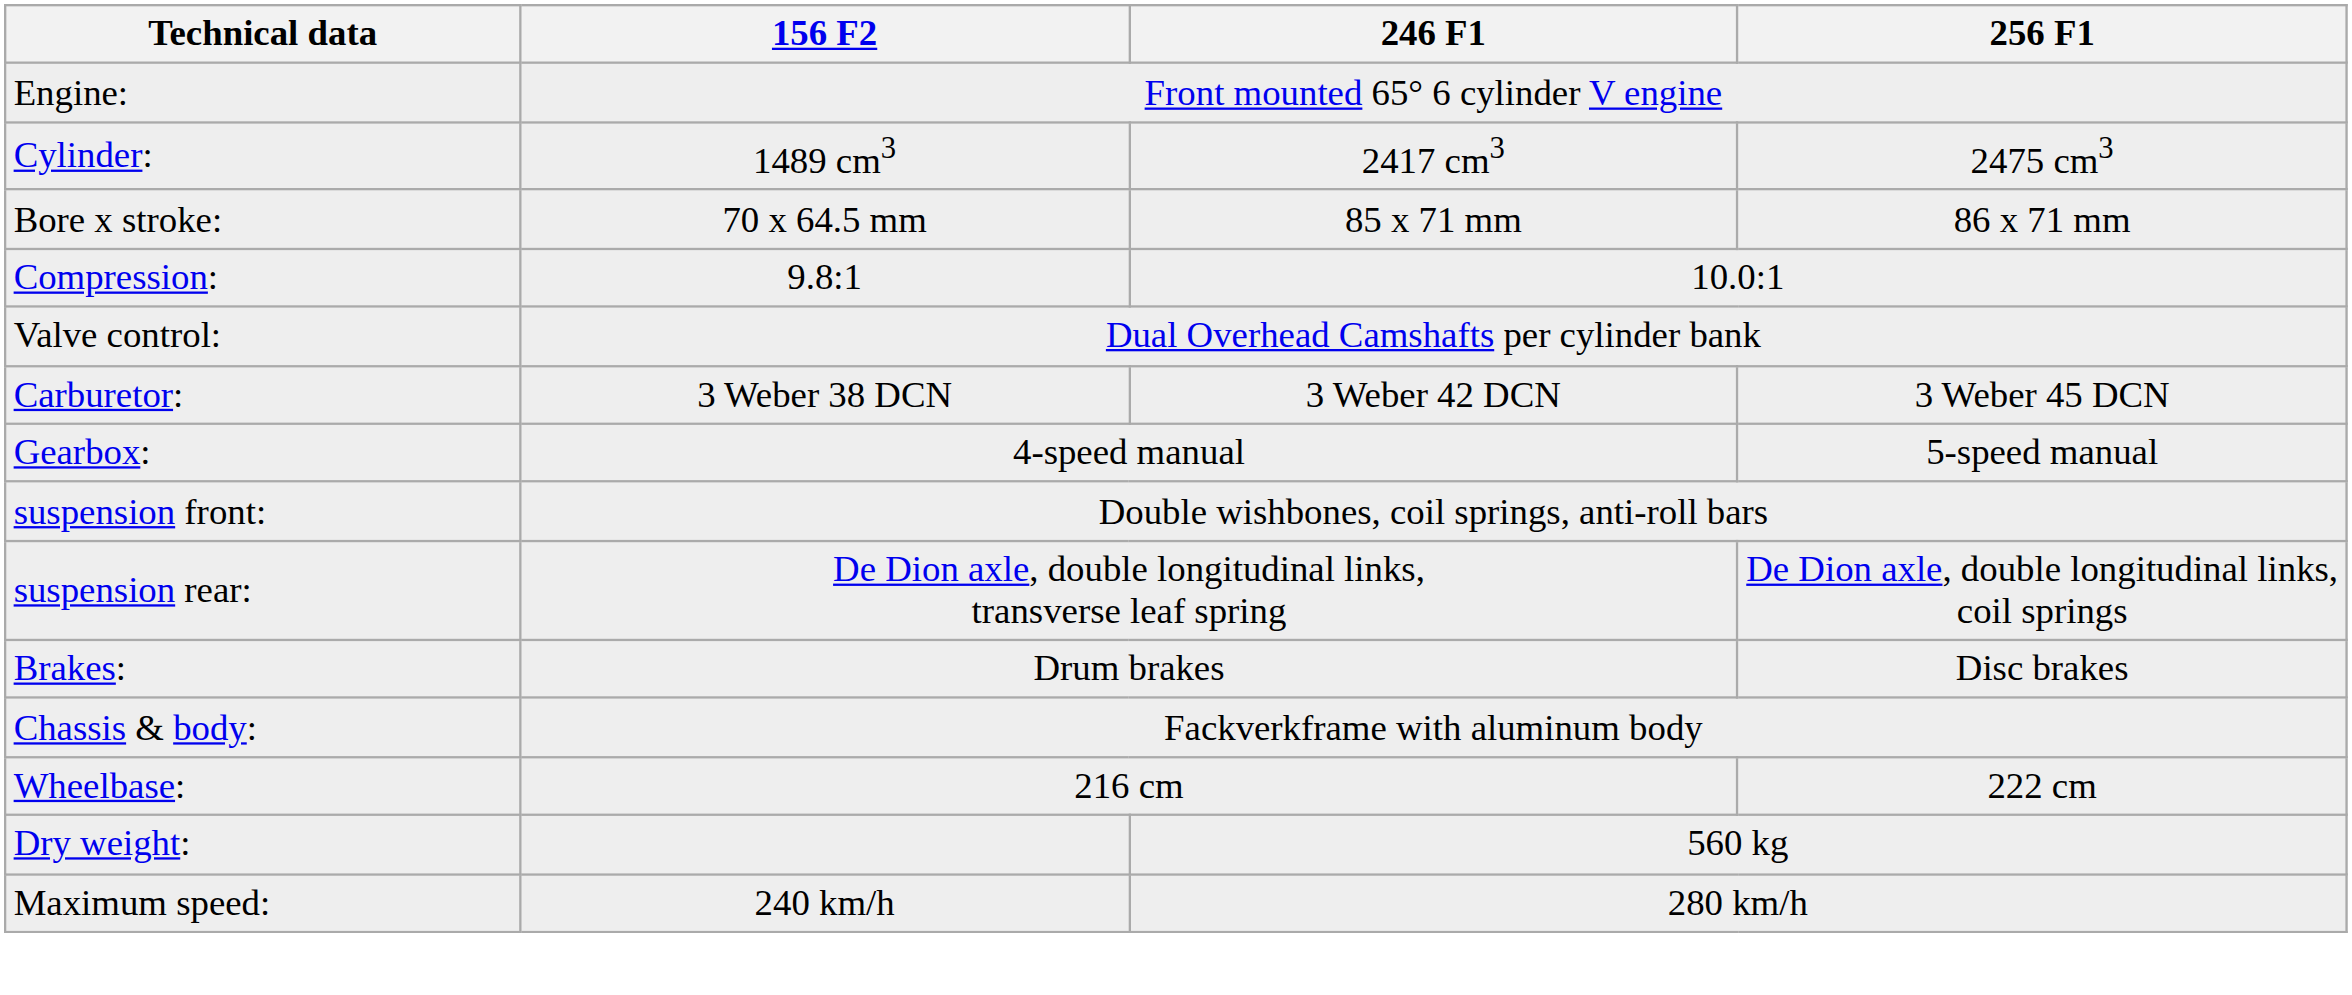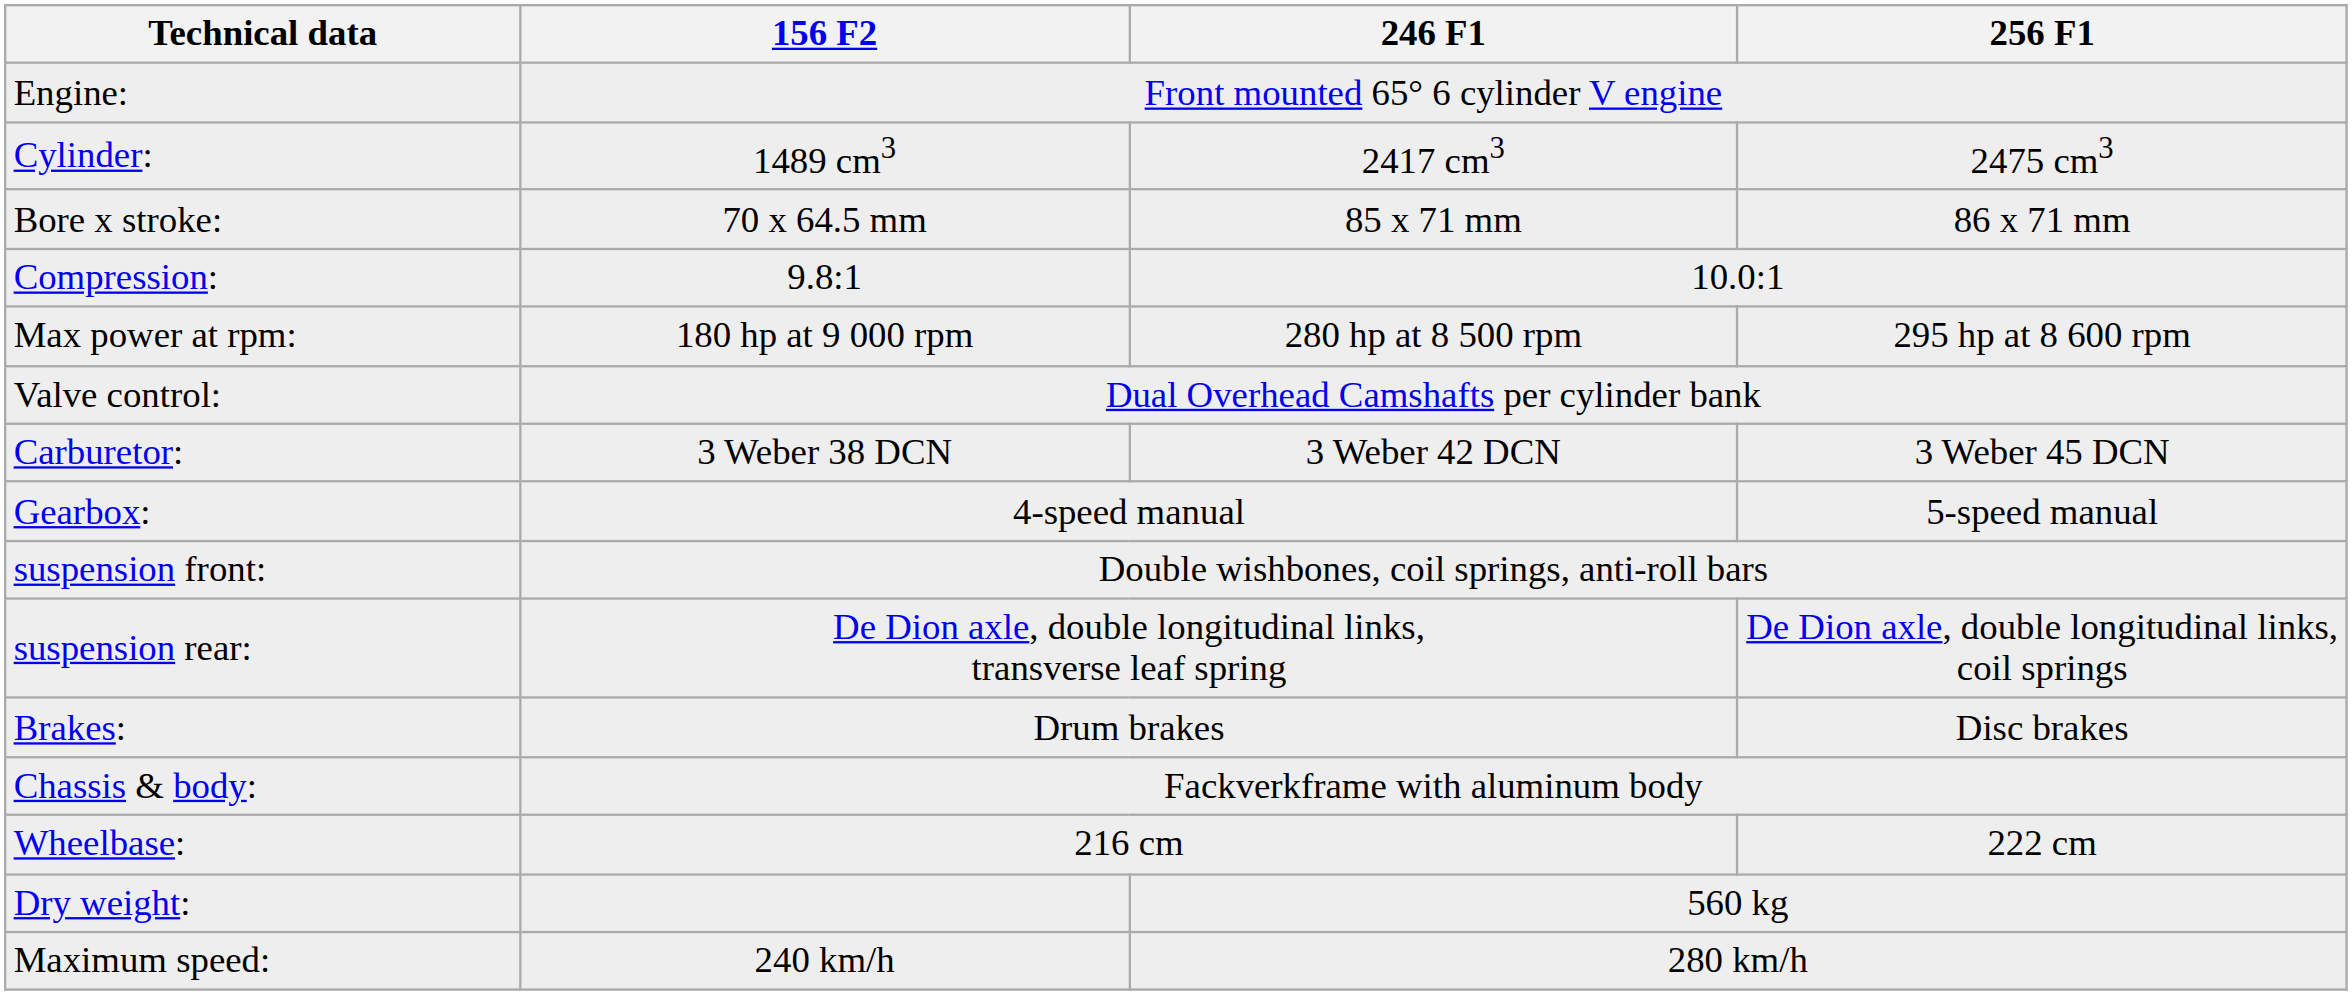+ row: (160, 335)
